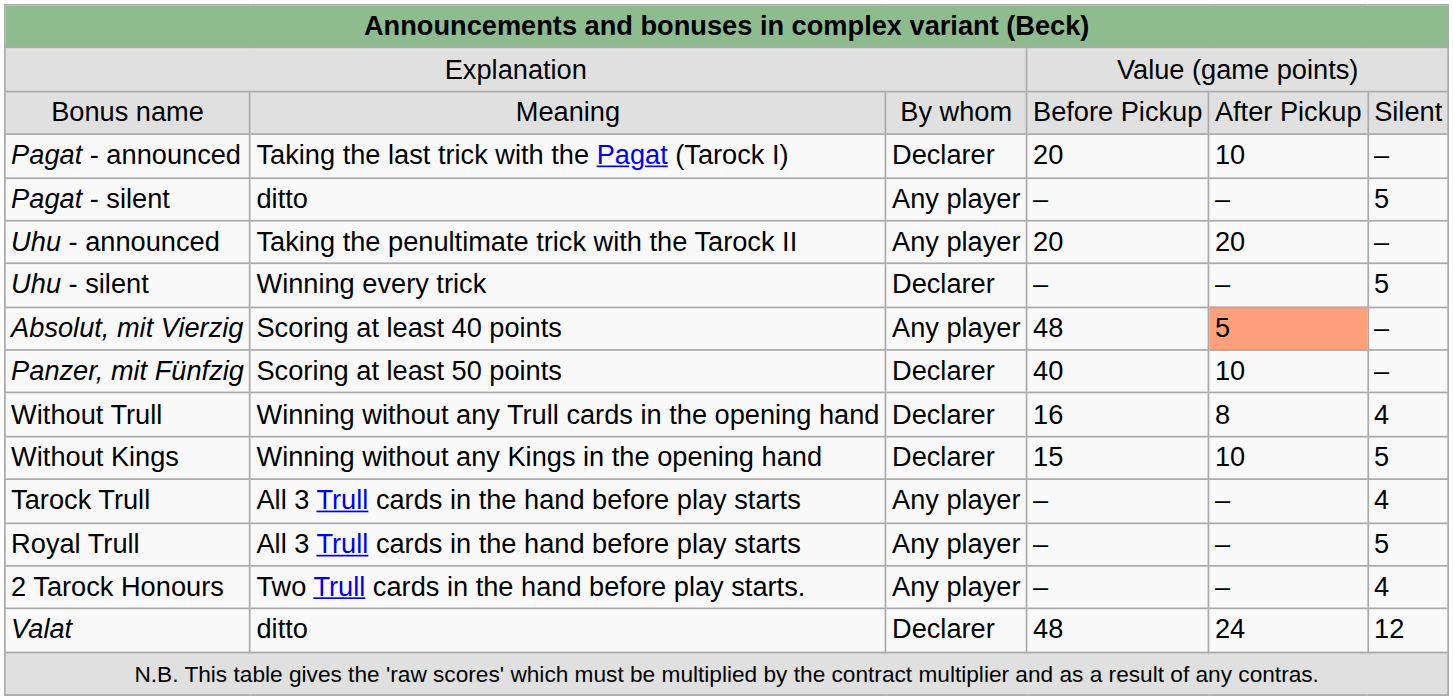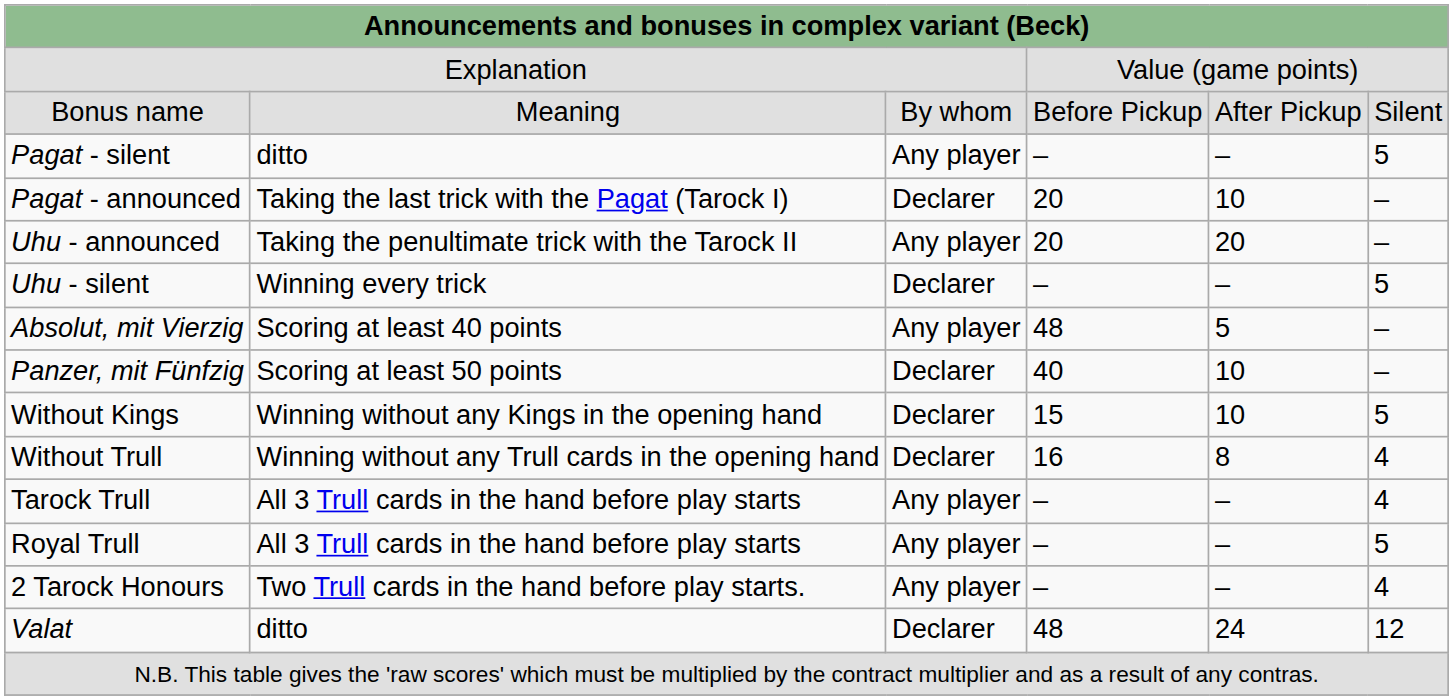rows swapped: (126, 155) <-> (91, 198)
(1222, 328) lightsalmon background -> (1222, 328) no background
rows swapped: (87, 414) <-> (95, 457)
